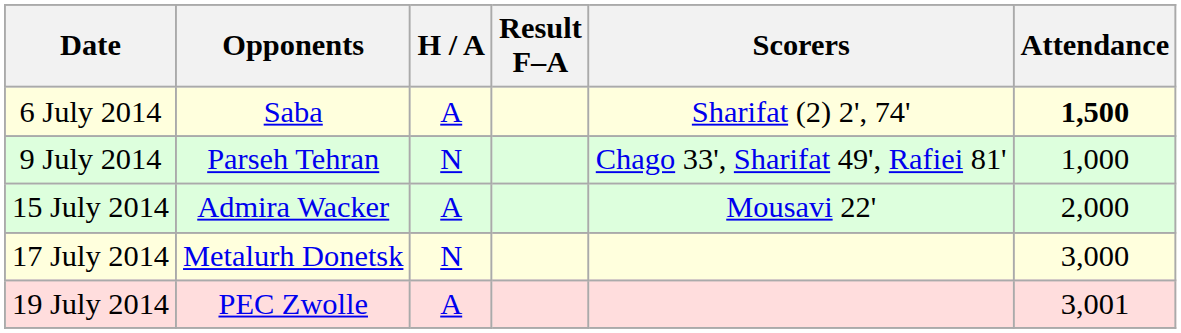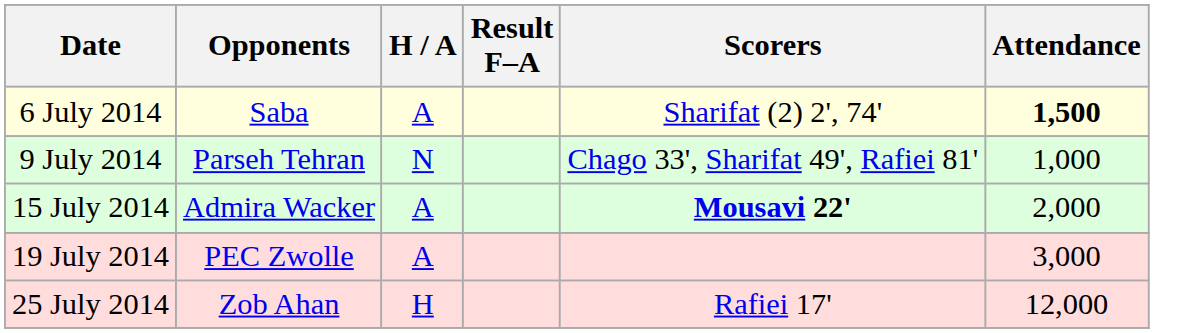(801, 207) normal -> (773, 207) bold
- row: (90, 255)
(1095, 303) 3,001 -> (1067, 255) 3,000
+ row: (90, 303)
